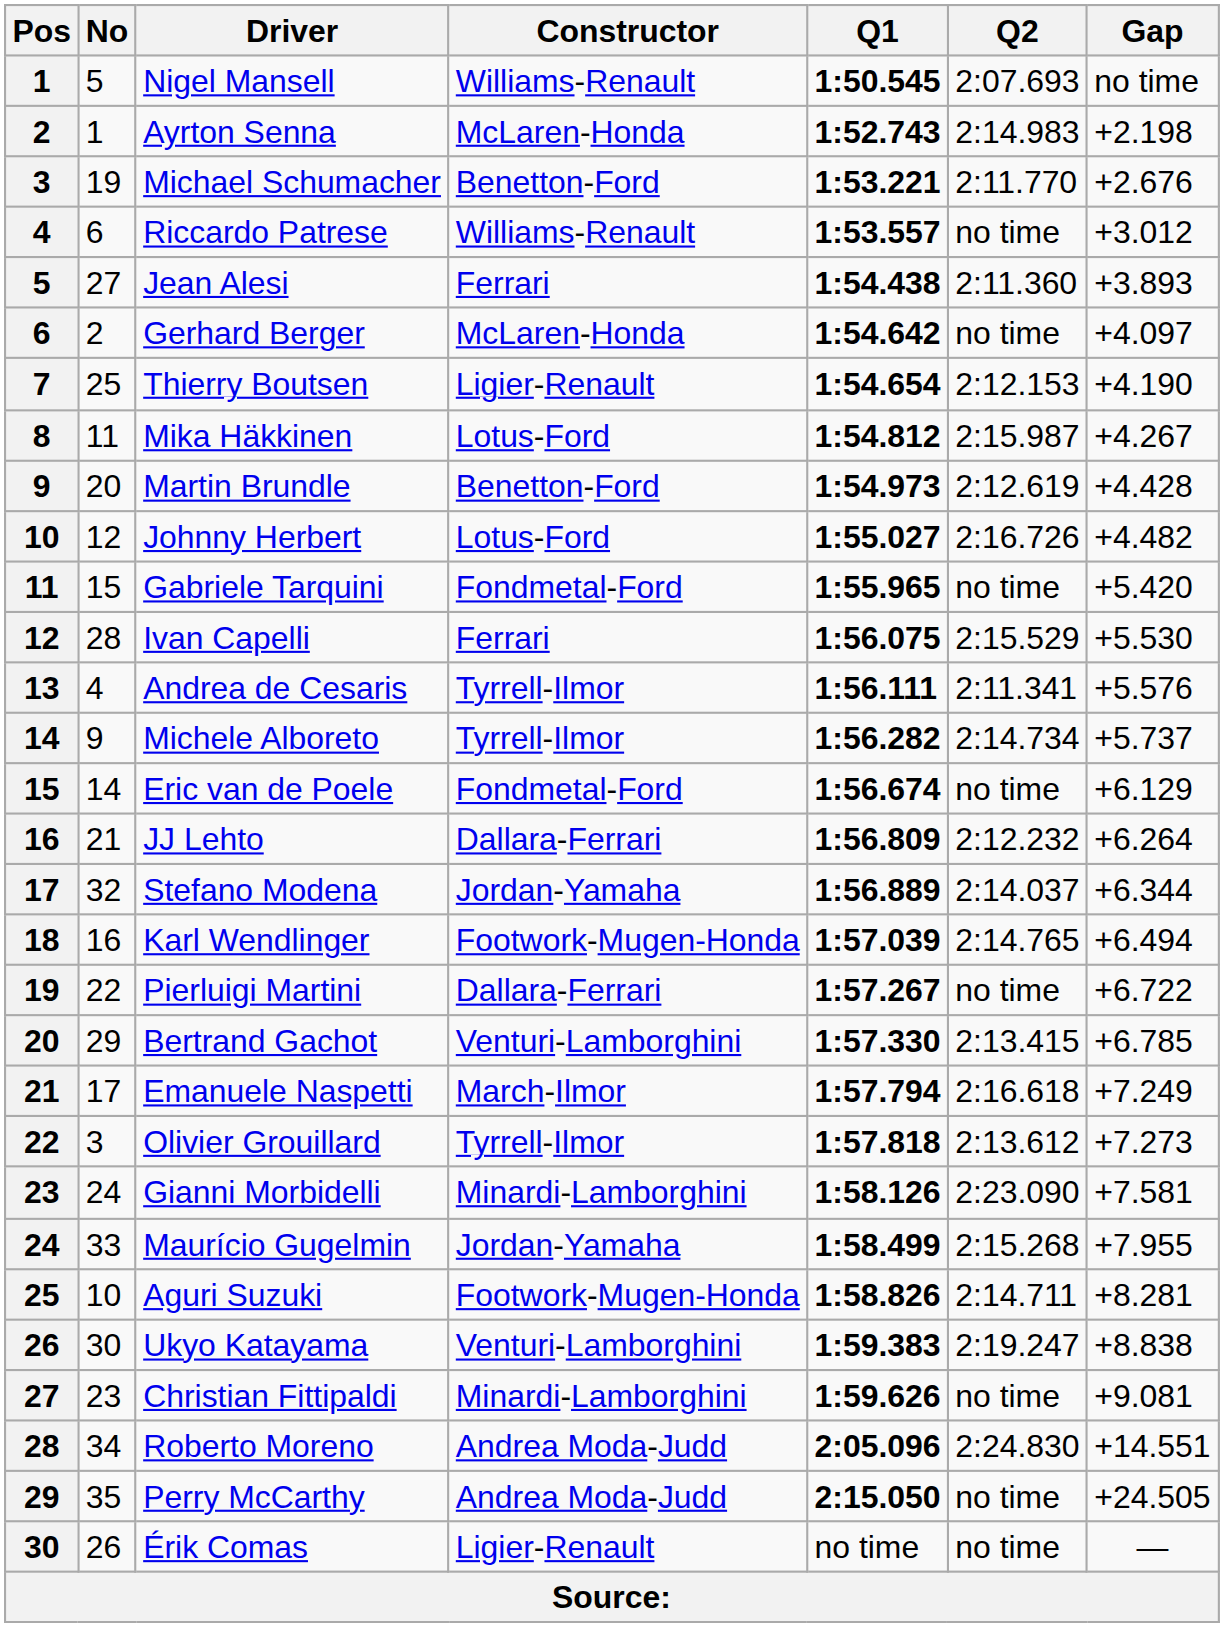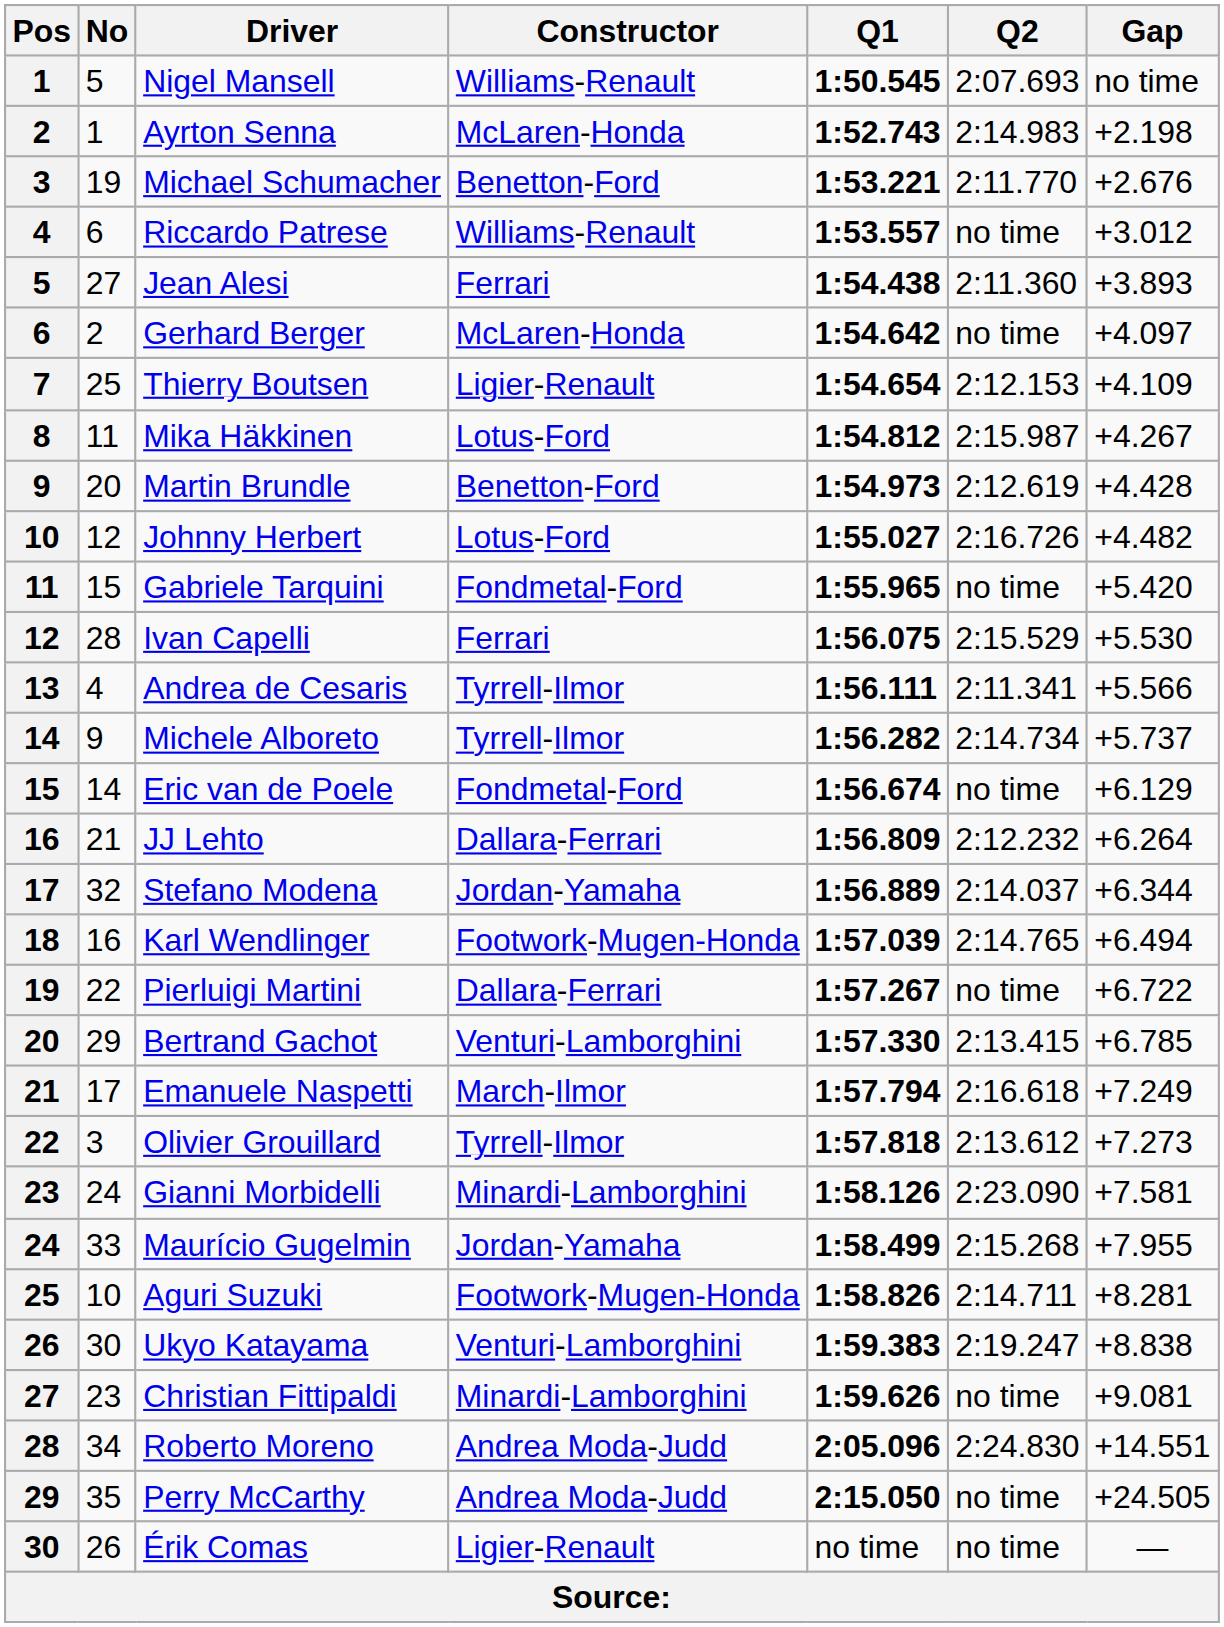(1144, 384) +4.190 -> (1144, 384) +4.109
(1144, 687) +5.576 -> (1144, 687) +5.566
